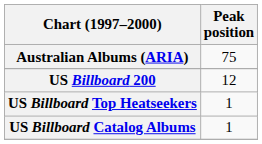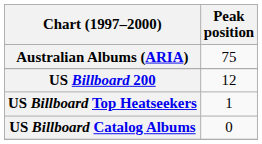(229, 127) 1 -> (229, 127) 0
